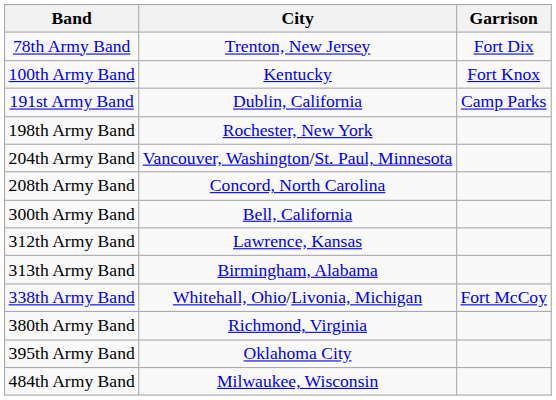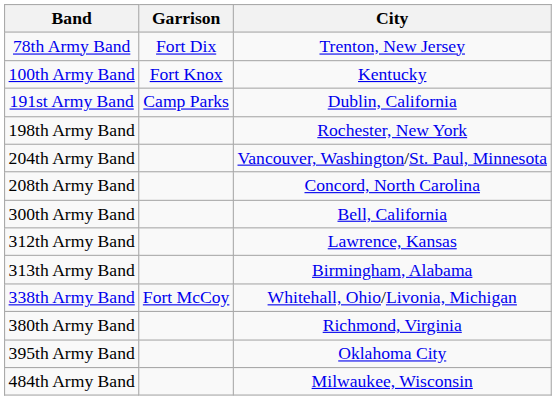columns swapped: (504, 18) <-> (298, 18)
